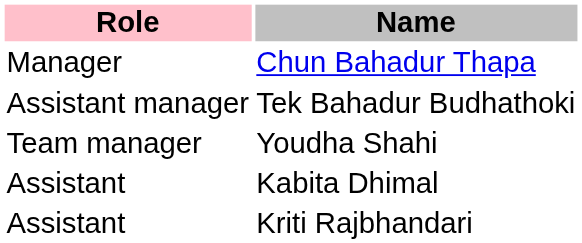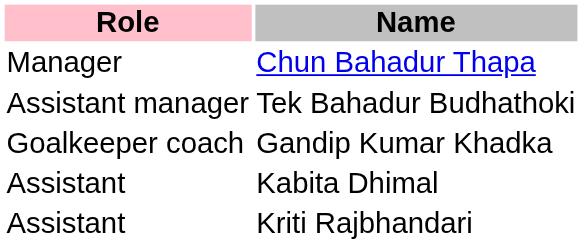+ row: (404, 143)
- row: (347, 143)
